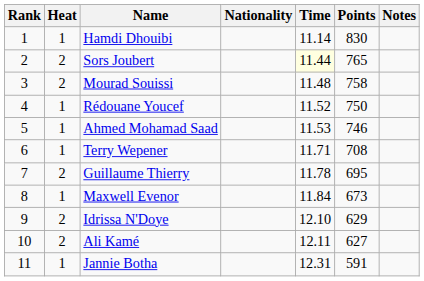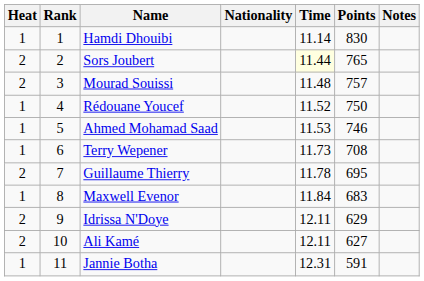columns swapped: (24, 15) <-> (62, 15)
(357, 83) 758 -> (357, 83) 757
(315, 151) 11.71 -> (315, 151) 11.73
(357, 196) 673 -> (357, 196) 683
(315, 219) 12.10 -> (315, 219) 12.11
